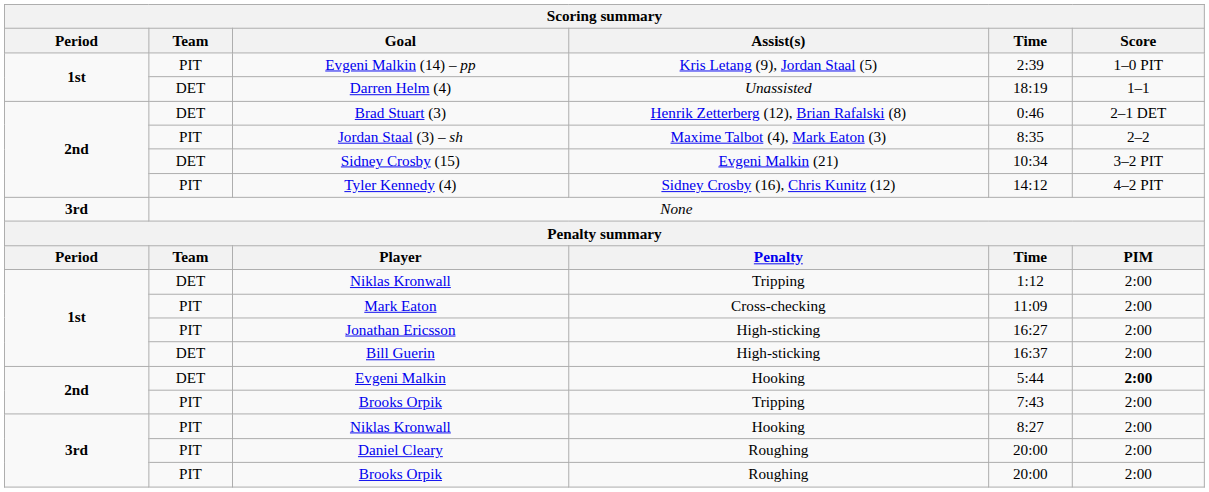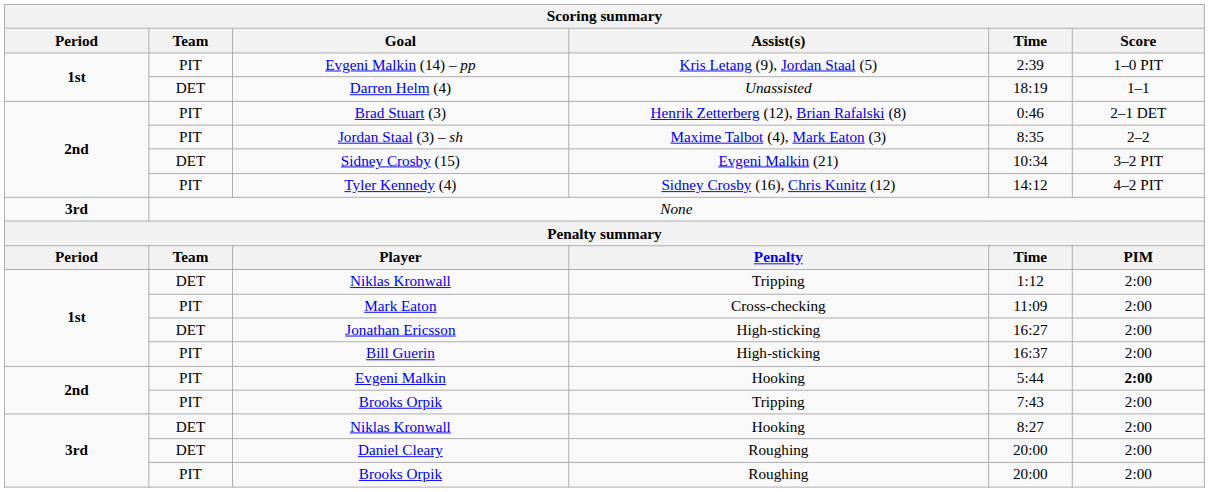(190, 112) DET -> (190, 112) PIT
(190, 329) PIT -> (190, 329) DET
(190, 354) DET -> (190, 354) PIT
(190, 378) DET -> (190, 378) PIT
(190, 426) PIT -> (190, 426) DET
(190, 450) PIT -> (190, 450) DET
